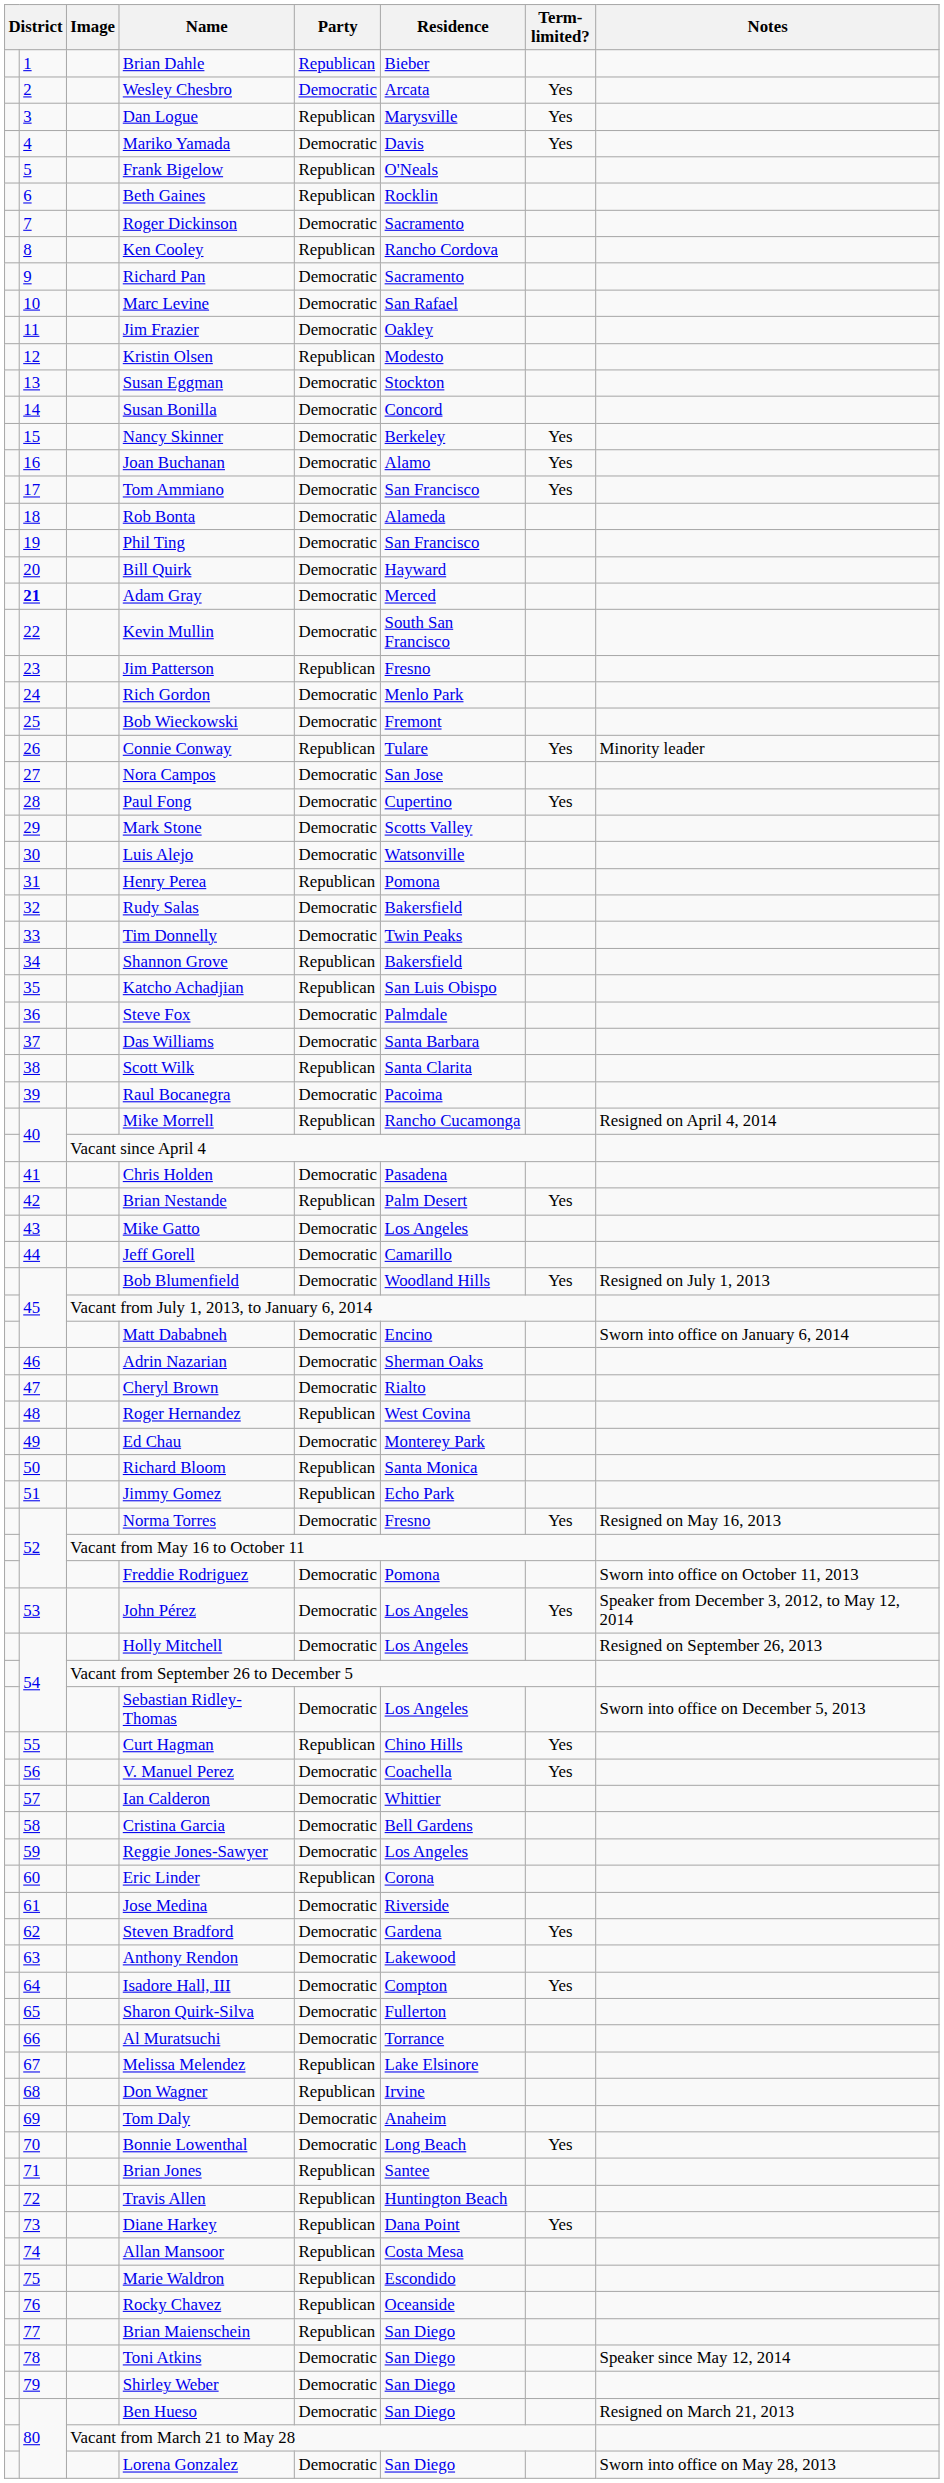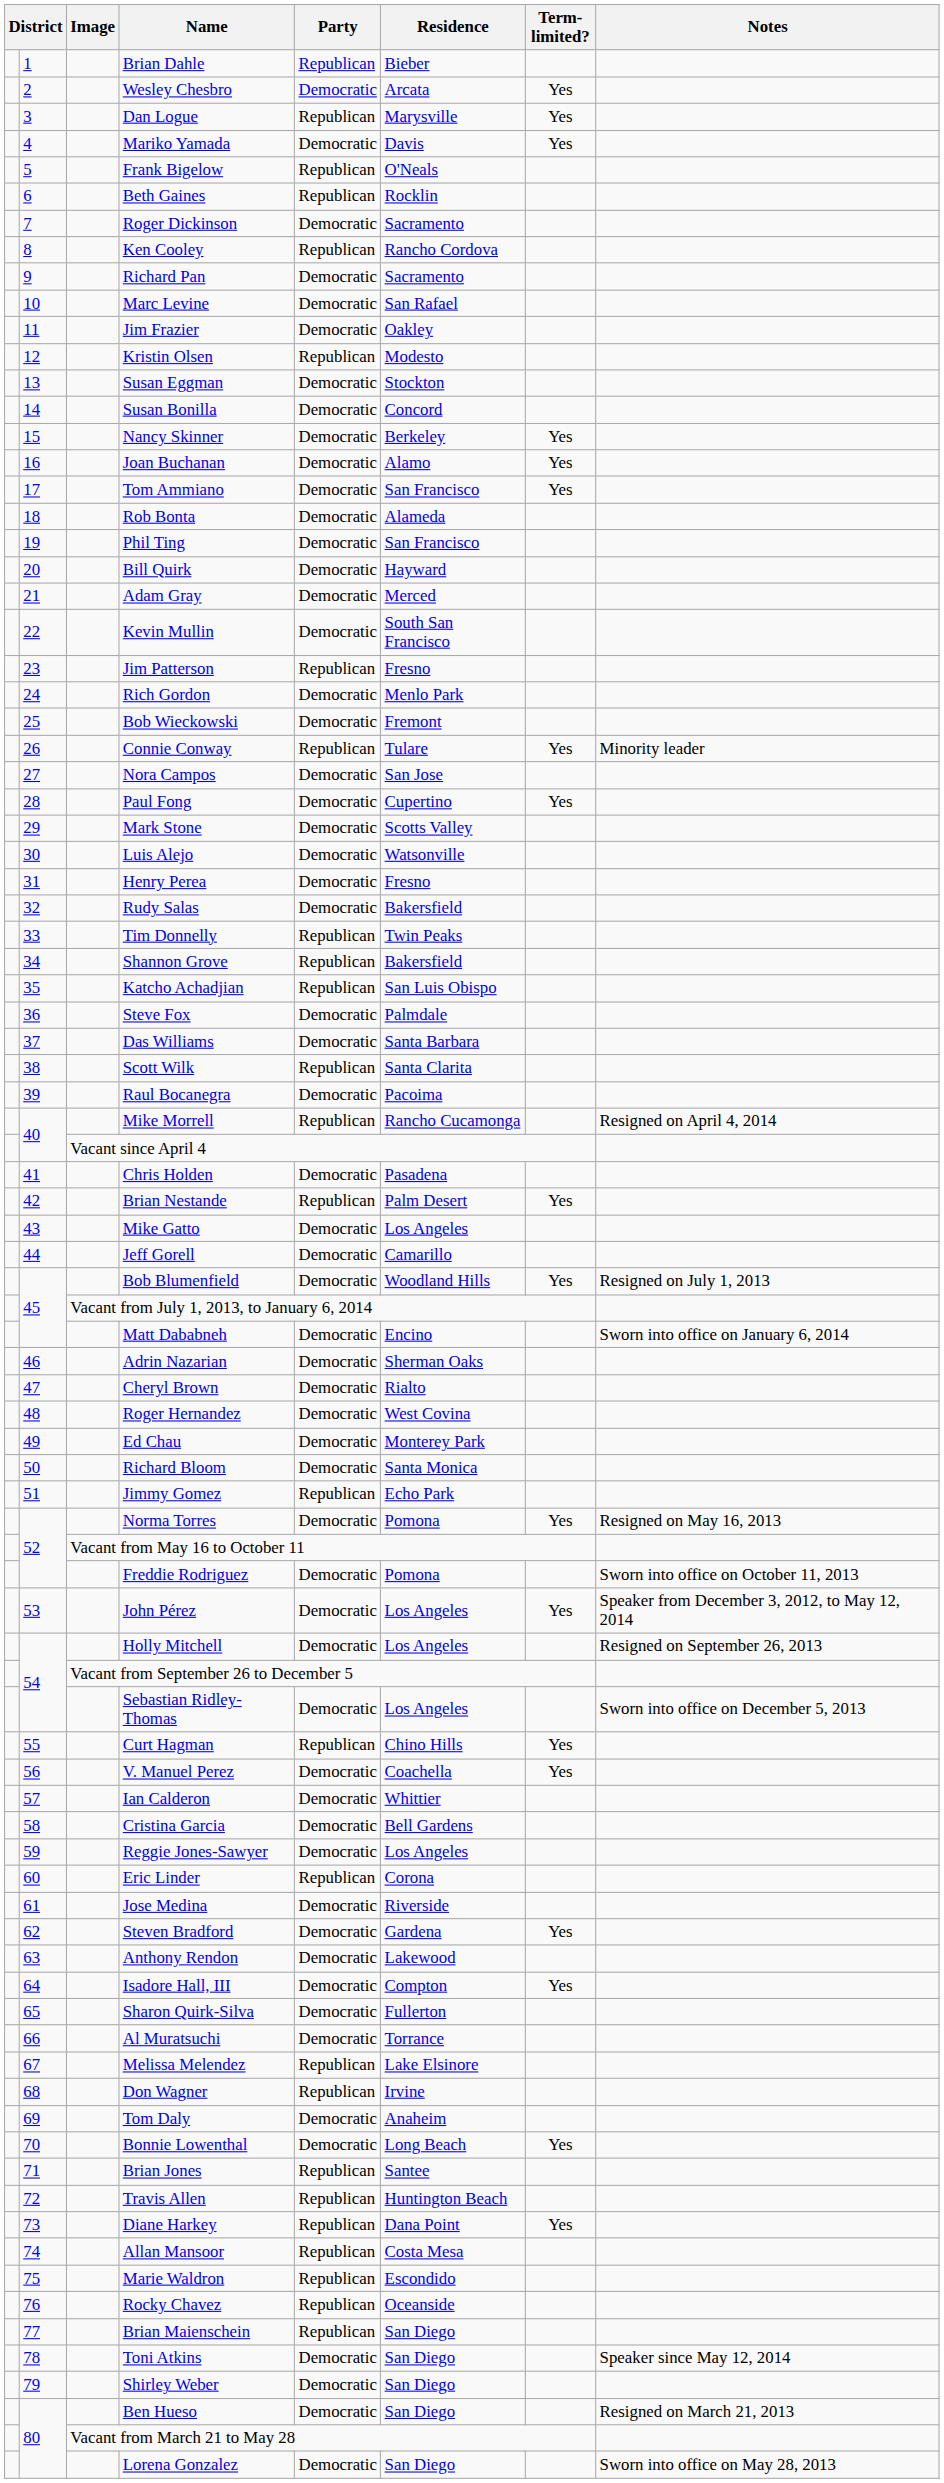(32, 596) bold -> (32, 596) normal
(337, 881) Republican -> (338, 881) Democratic
(412, 881) Pomona -> (407, 881) Fresno
(338, 934) Democratic -> (337, 934) Republican
(337, 1414) Republican -> (338, 1414) Democratic
(337, 1467) Republican -> (338, 1467) Democratic
(407, 1521) Fresno -> (412, 1521) Pomona
